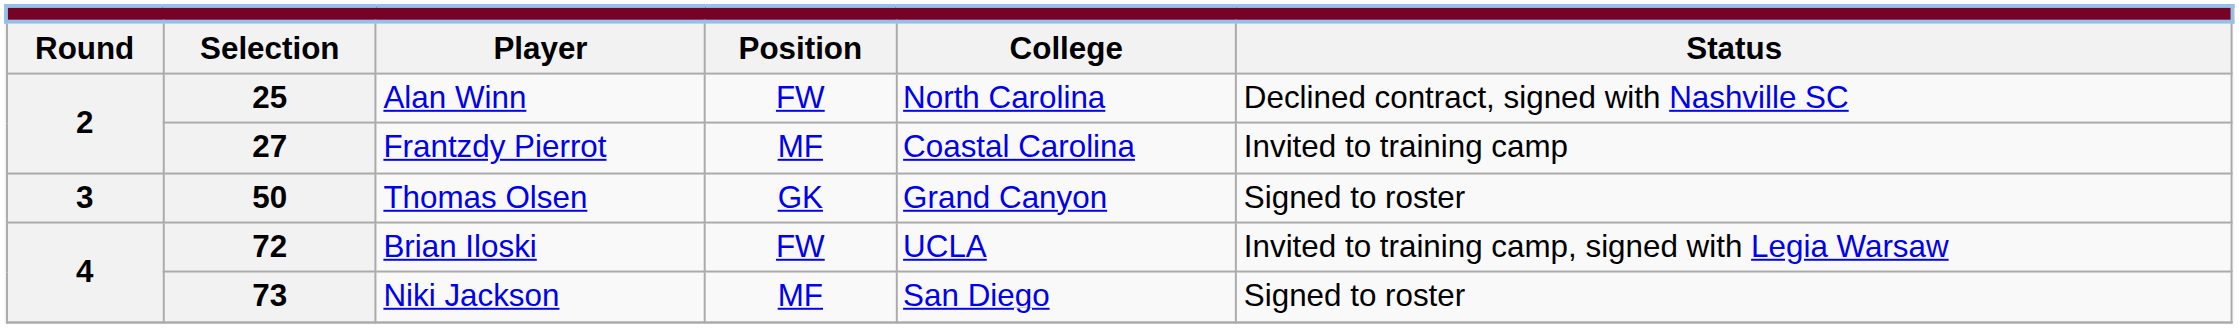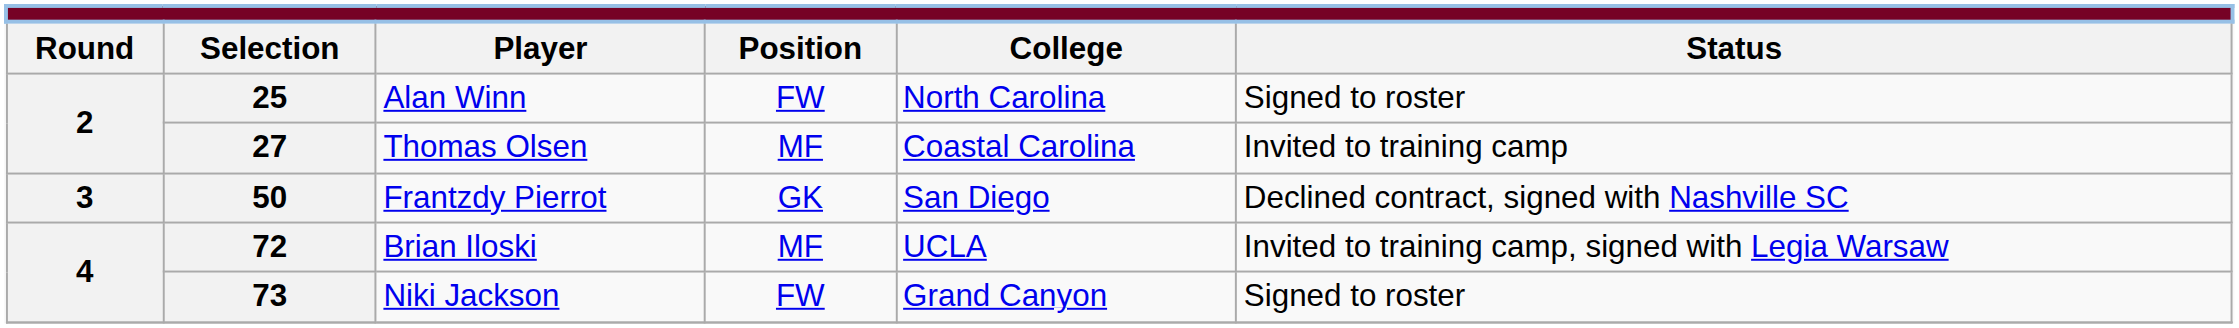(1546, 97) Declined contract, signed with Nashville SC -> (1355, 97) Signed to roster
(495, 147) Frantzdy Pierrot -> (485, 147) Thomas Olsen
(485, 196) Thomas Olsen -> (495, 196) Frantzdy Pierrot
(1005, 196) Grand Canyon -> (976, 196) San Diego
(1355, 196) Signed to roster -> (1546, 196) Declined contract, signed with Nashville SC
(800, 246) FW -> (800, 246) MF
(800, 296) MF -> (800, 296) FW
(976, 296) San Diego -> (1005, 296) Grand Canyon
